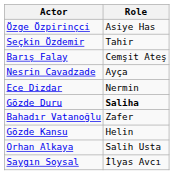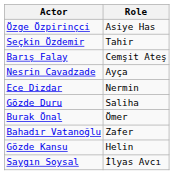(122, 102) bold -> (122, 102) normal
+ row: (34, 117)
- row: (40, 147)
